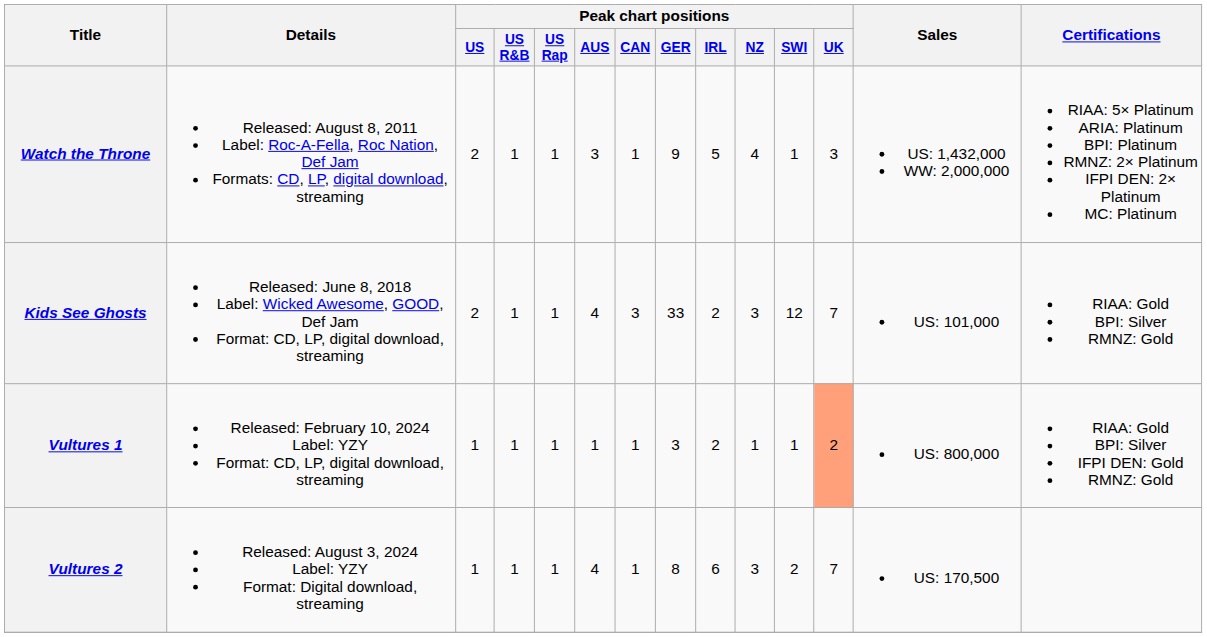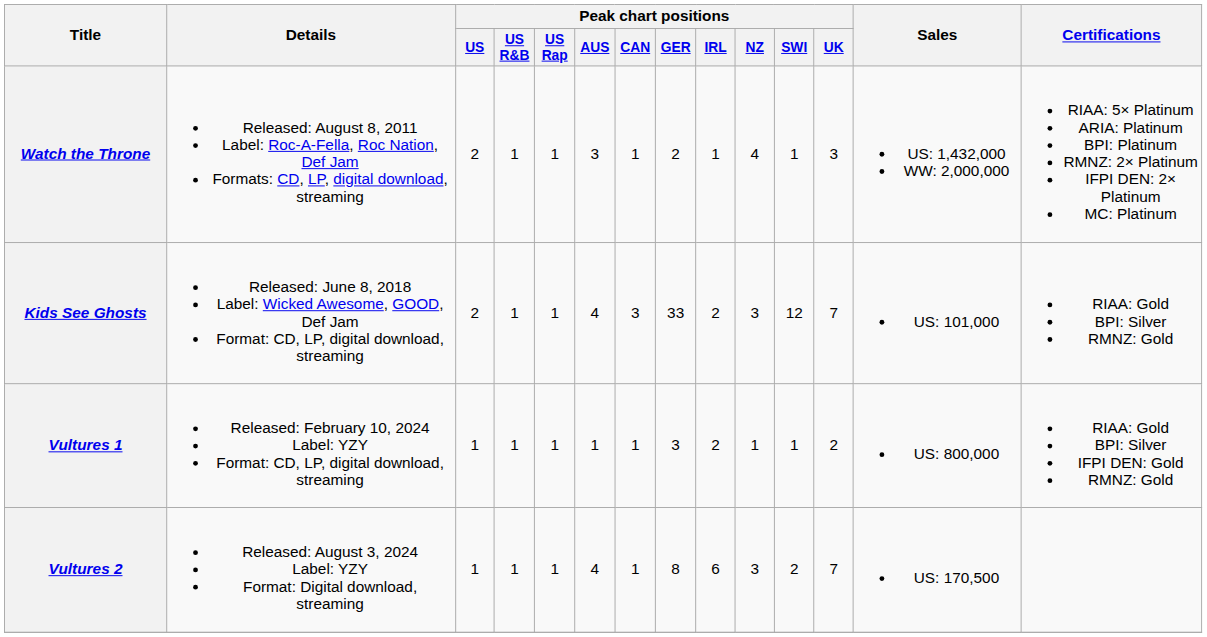(676, 154) 9 -> (676, 154) 2
(716, 154) 5 -> (716, 154) 1
(834, 445) lightsalmon background -> (834, 445) no background
